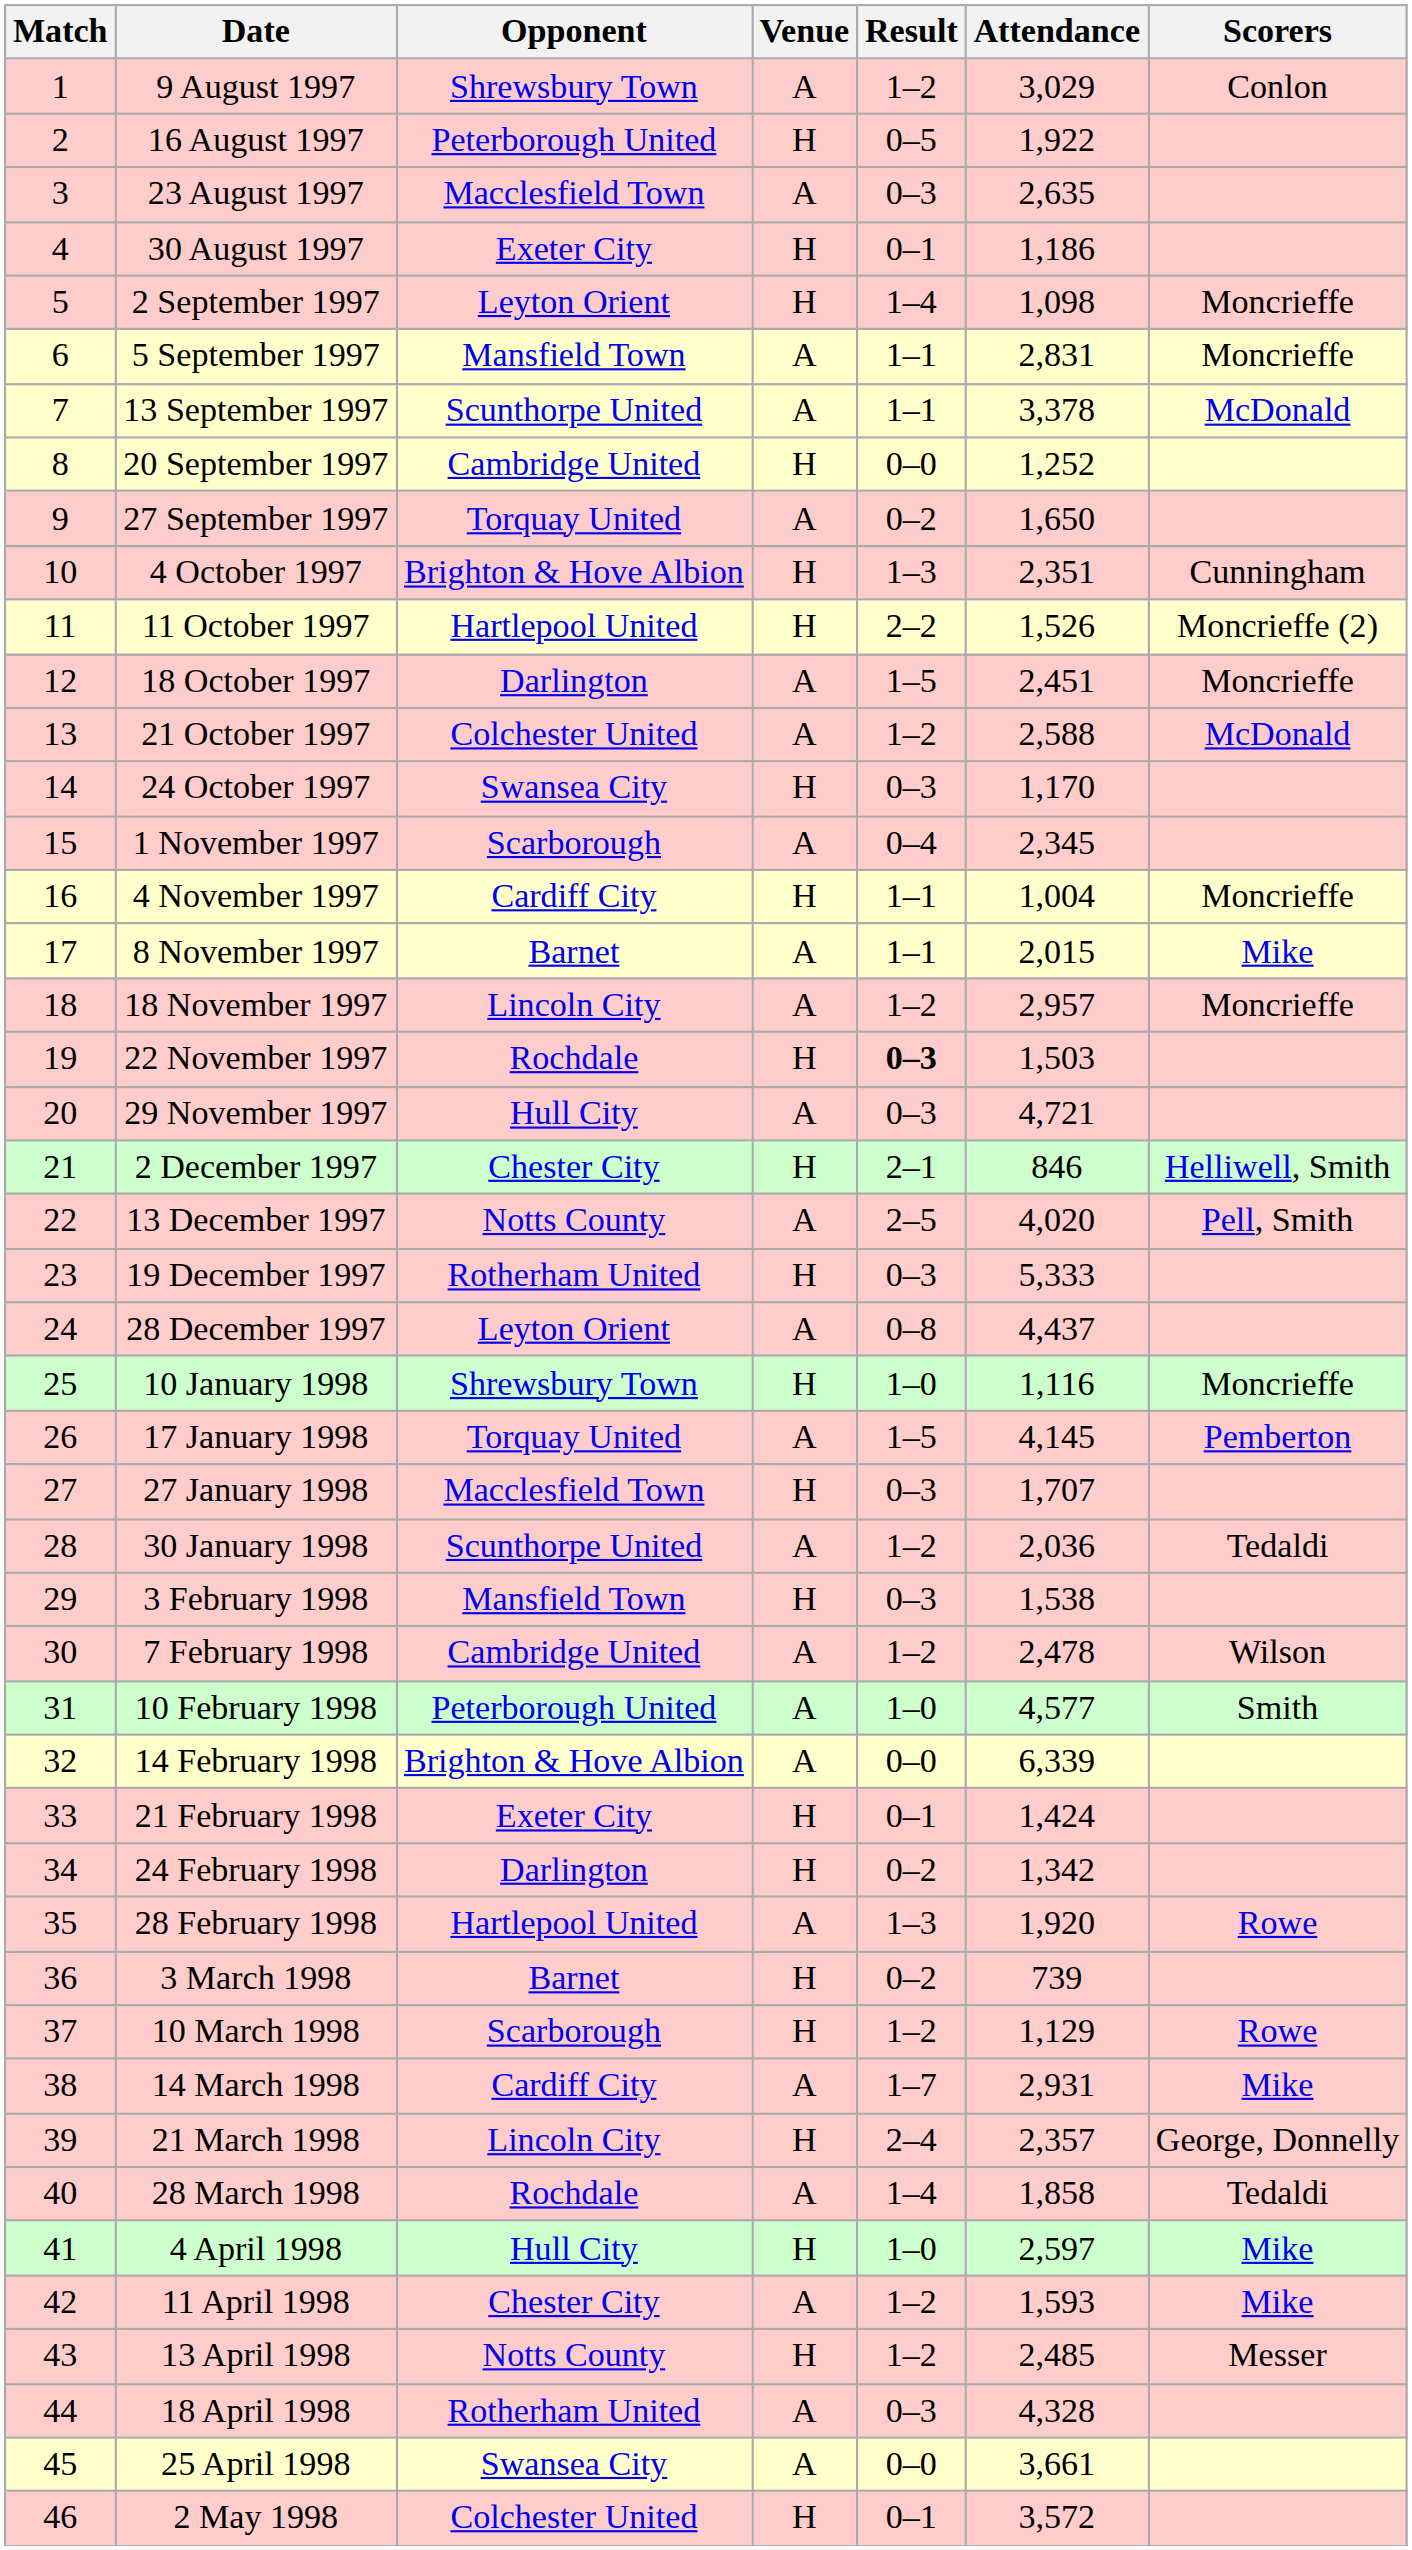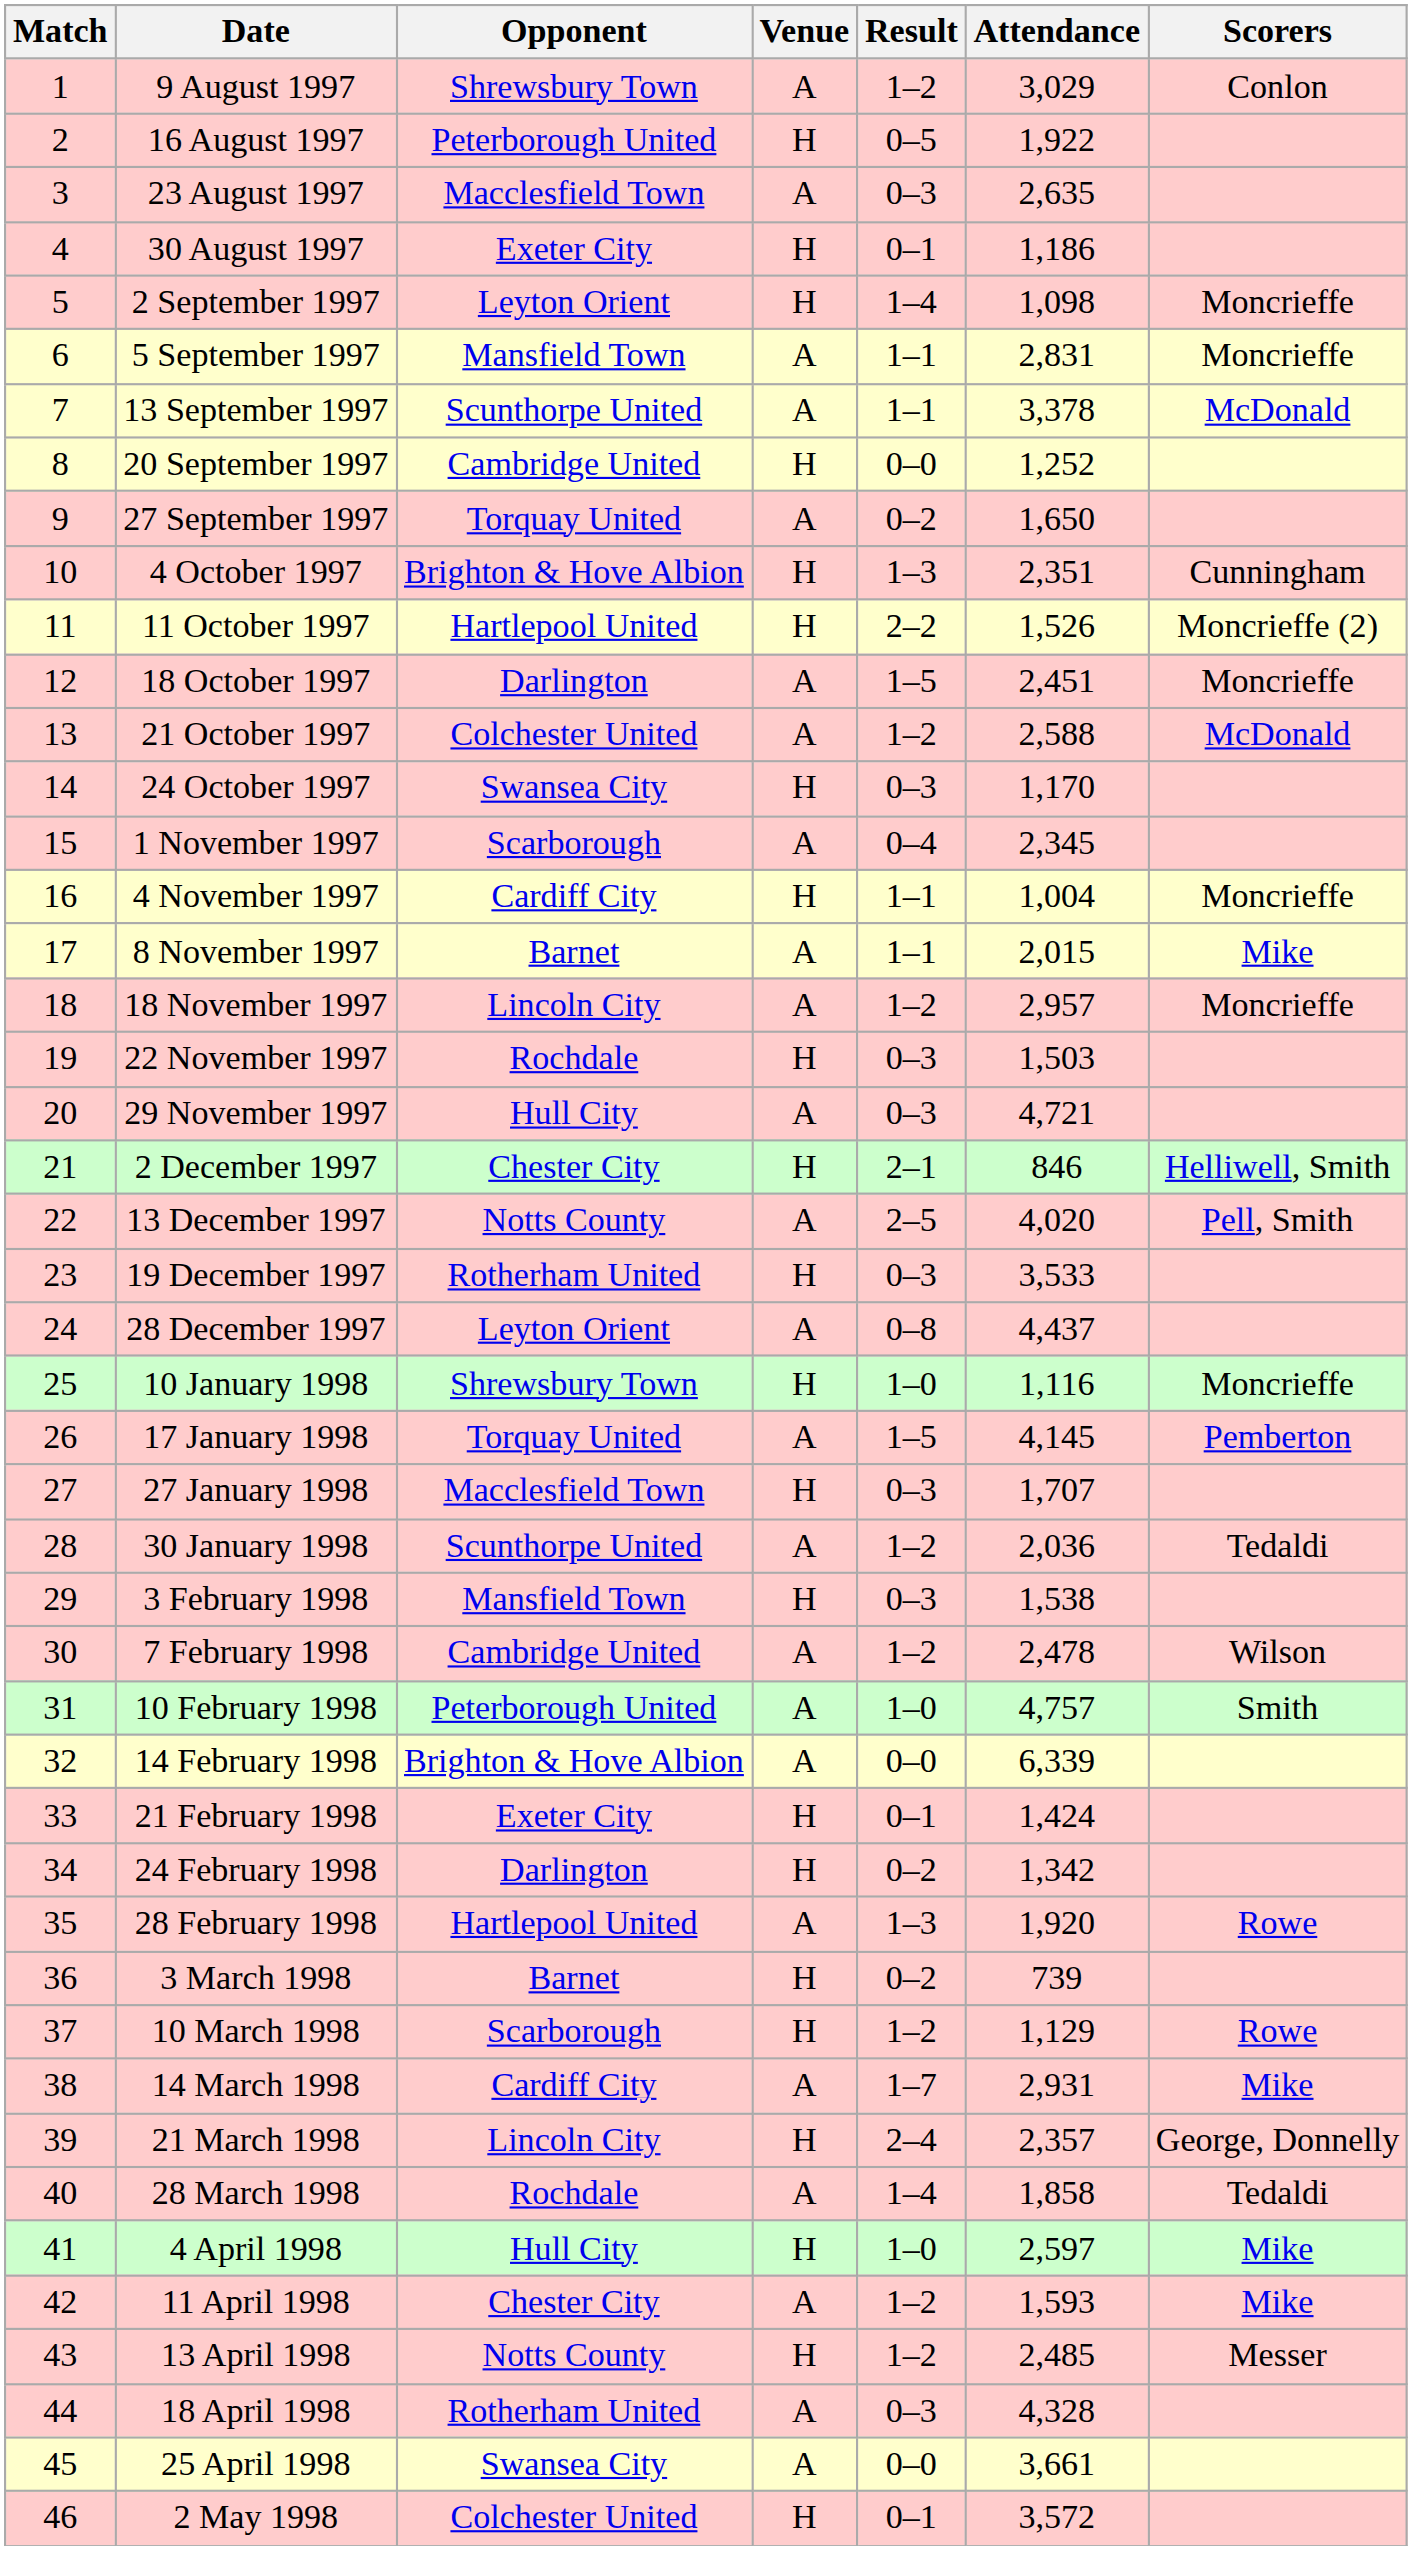(911, 1058) bold -> (911, 1058) normal
(1057, 1274) 5,333 -> (1057, 1274) 3,533
(1057, 1707) 4,577 -> (1057, 1707) 4,757
